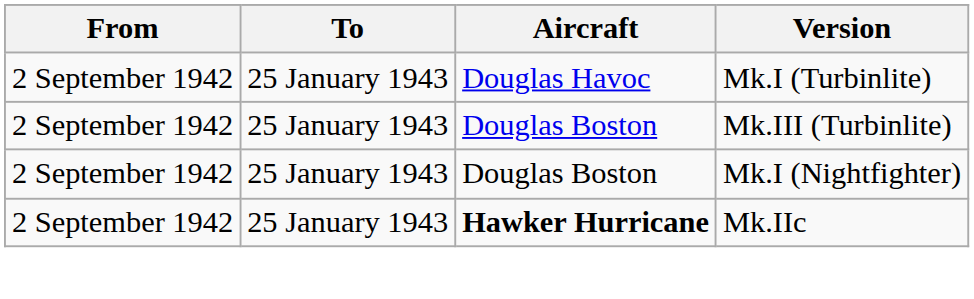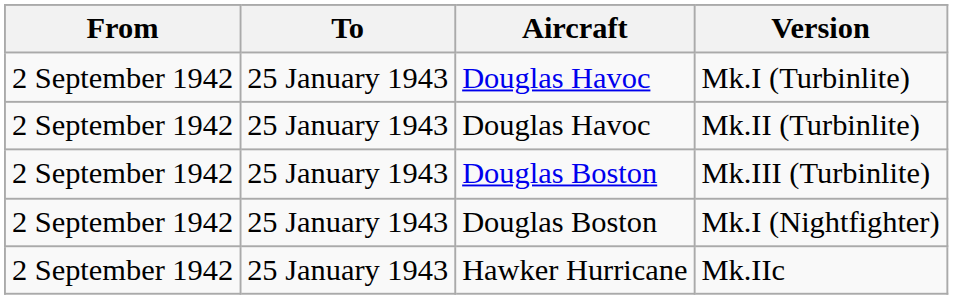+ row: (811, 125)
(586, 221) bold -> (575, 269) normal
